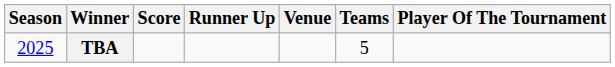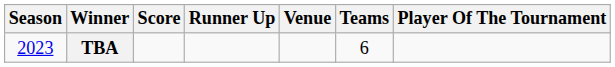(35, 47) 2025 -> (35, 47) 2023
(364, 47) 5 -> (364, 47) 6
